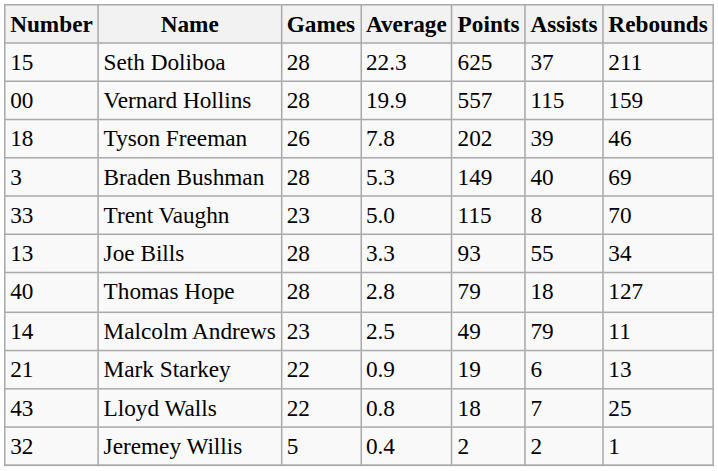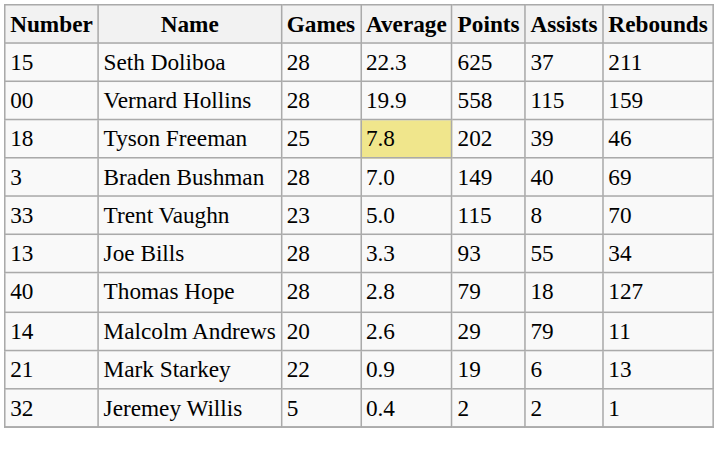(475, 100) 557 -> (475, 100) 558
(298, 138) 26 -> (298, 138) 25
(380, 138) no background -> (380, 138) khaki background
(380, 177) 5.3 -> (380, 177) 7.0
(298, 330) 23 -> (298, 330) 20
(380, 330) 2.5 -> (380, 330) 2.6
(469, 330) 49 -> (469, 330) 29
- row: (160, 407)
